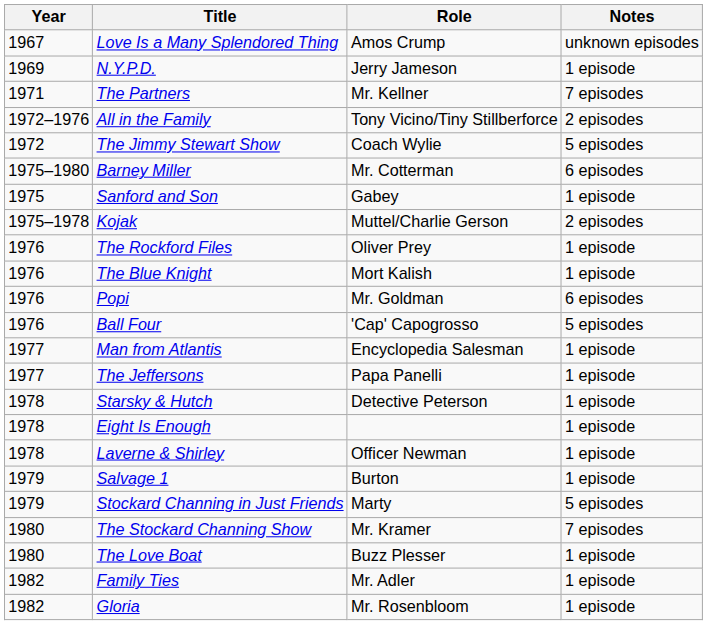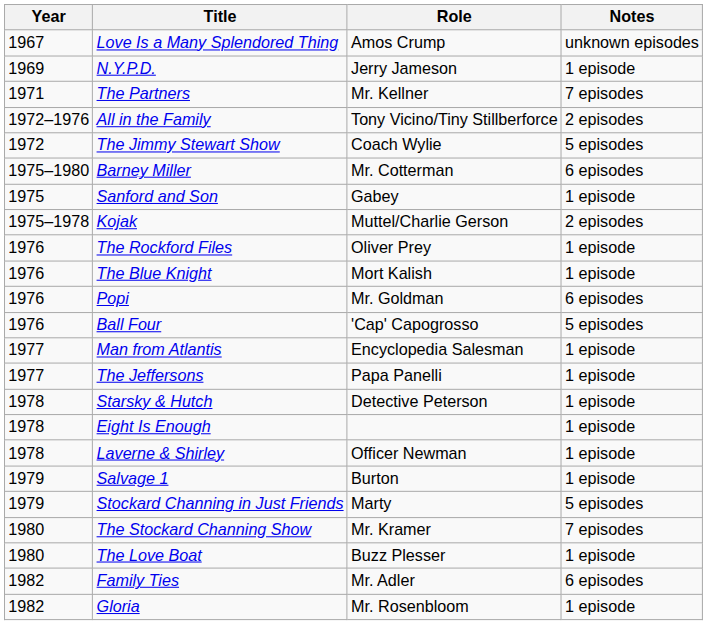(600, 581) 1 episode -> (604, 581) 6 episodes
